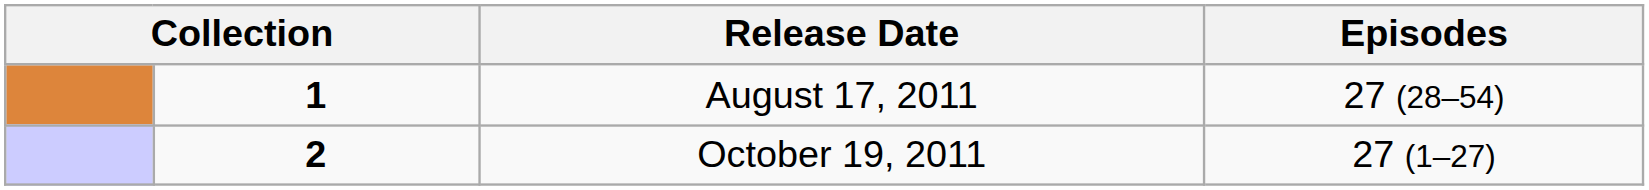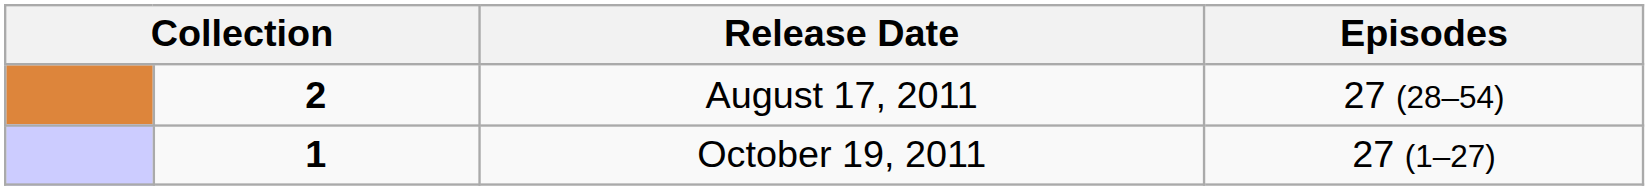(316, 94) 1 -> (316, 94) 2
(316, 154) 2 -> (316, 154) 1
